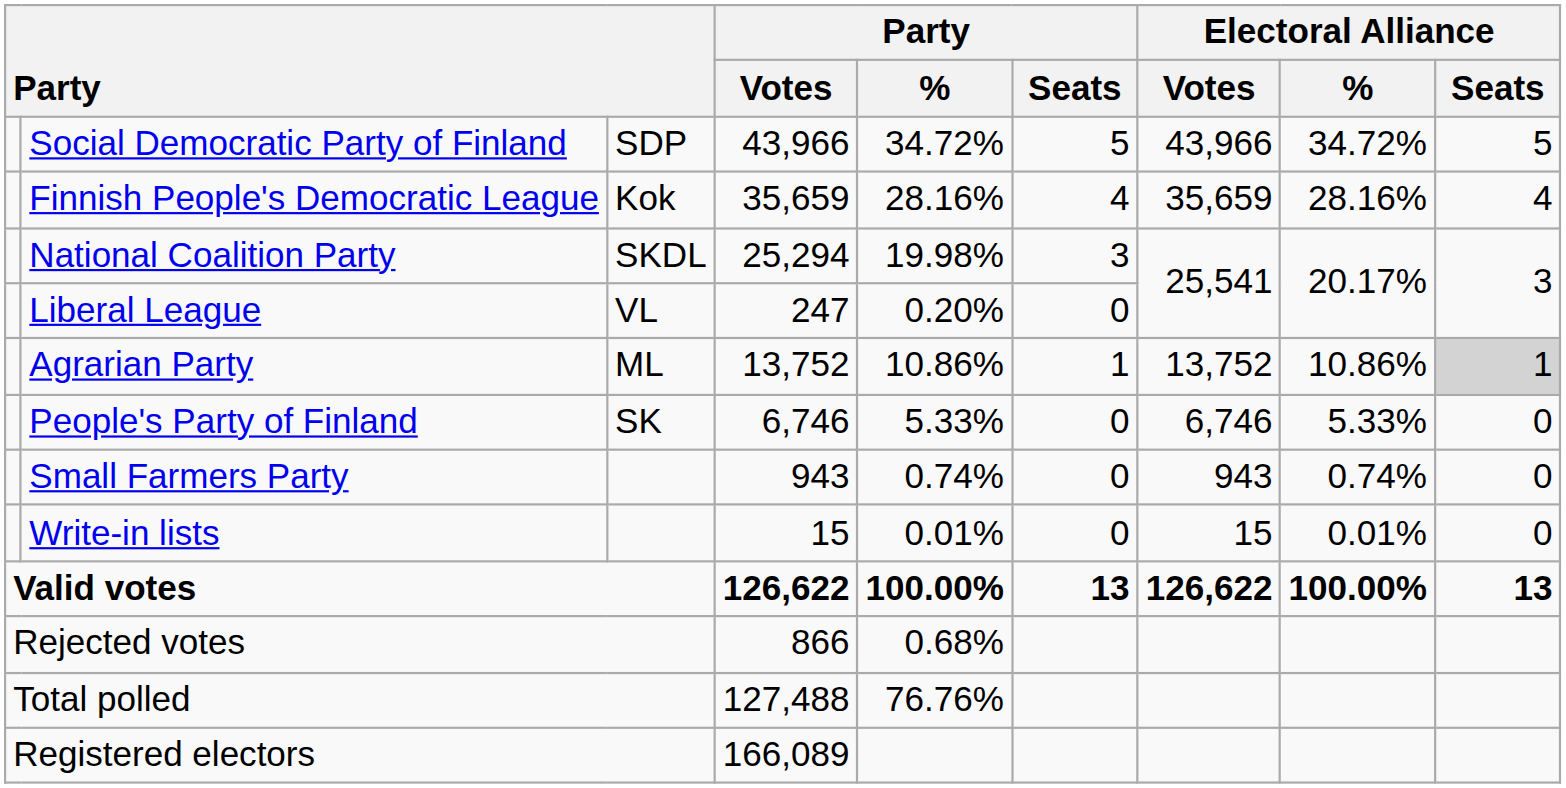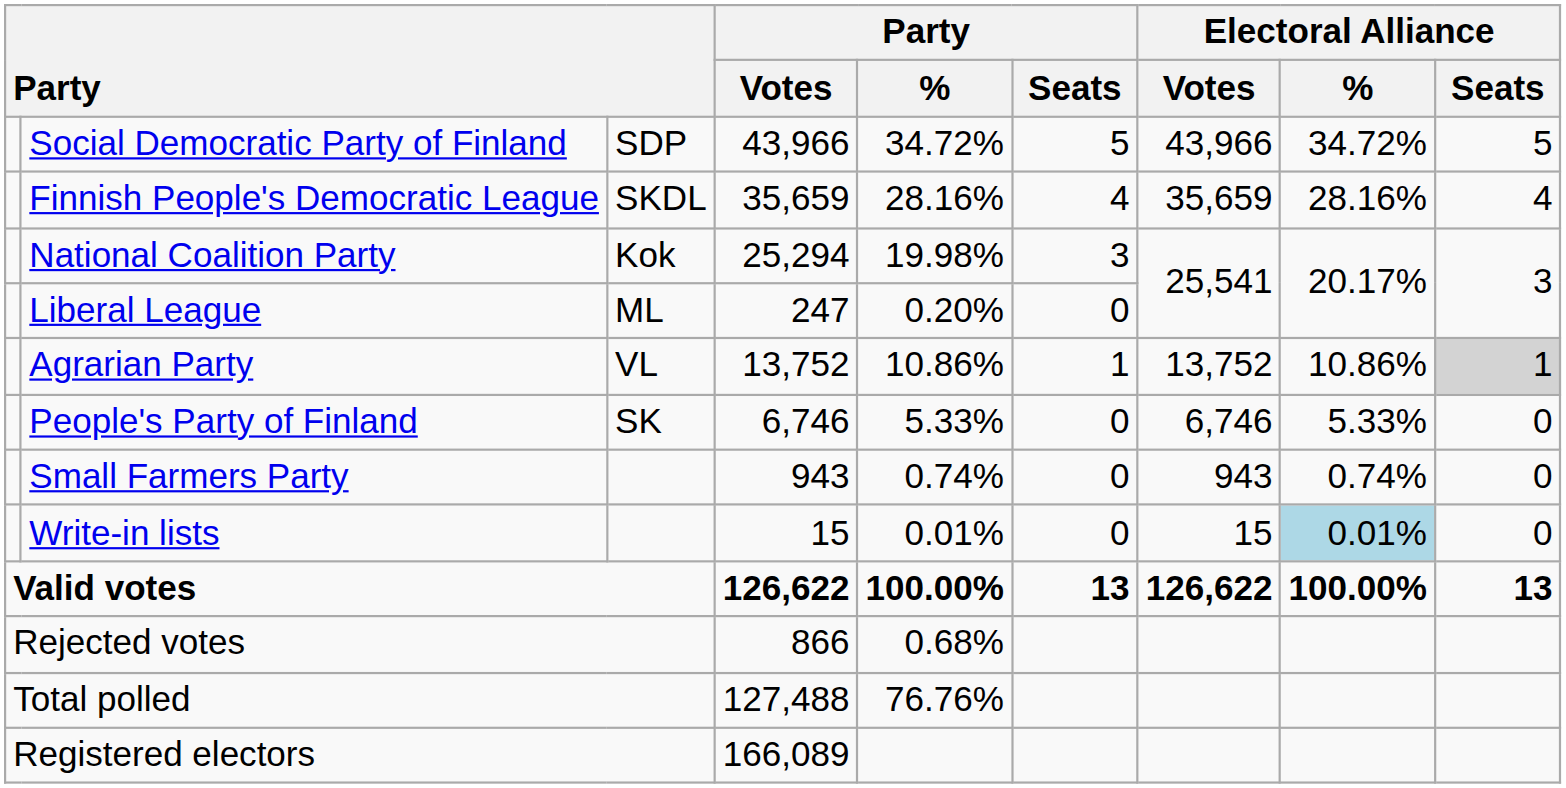(645, 198) Kok -> (661, 198) SKDL
(661, 254) SKDL -> (645, 254) Kok
(637, 310) VL -> (639, 310) ML
(639, 365) ML -> (637, 365) VL
(1377, 532) no background -> (1377, 532) lightblue background
